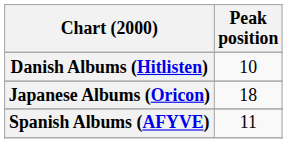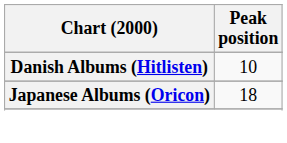- row: (109, 123)
